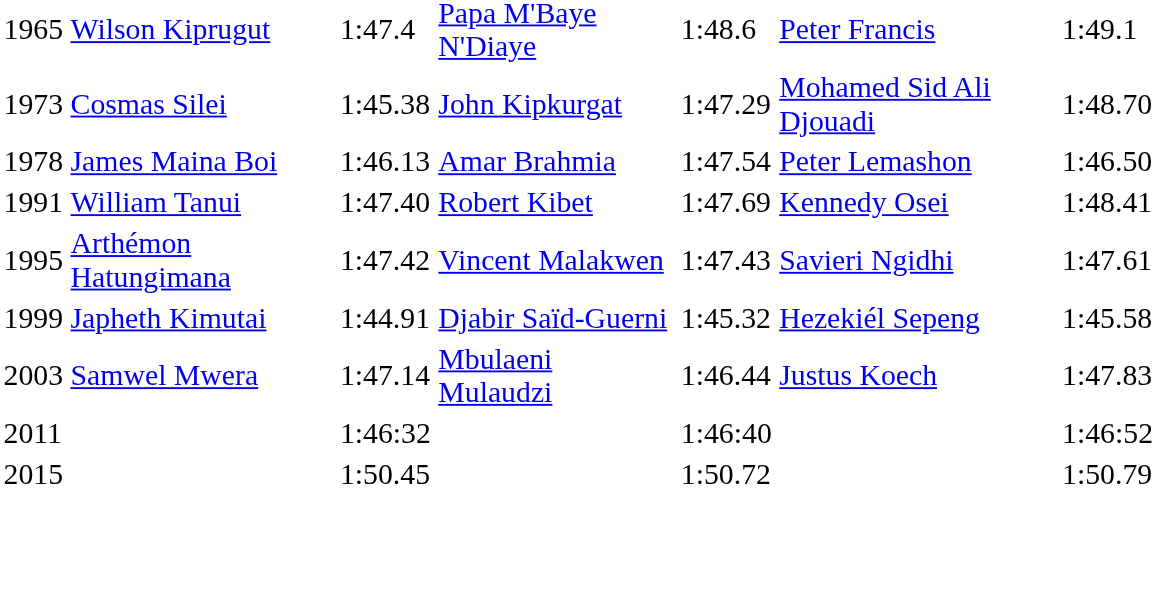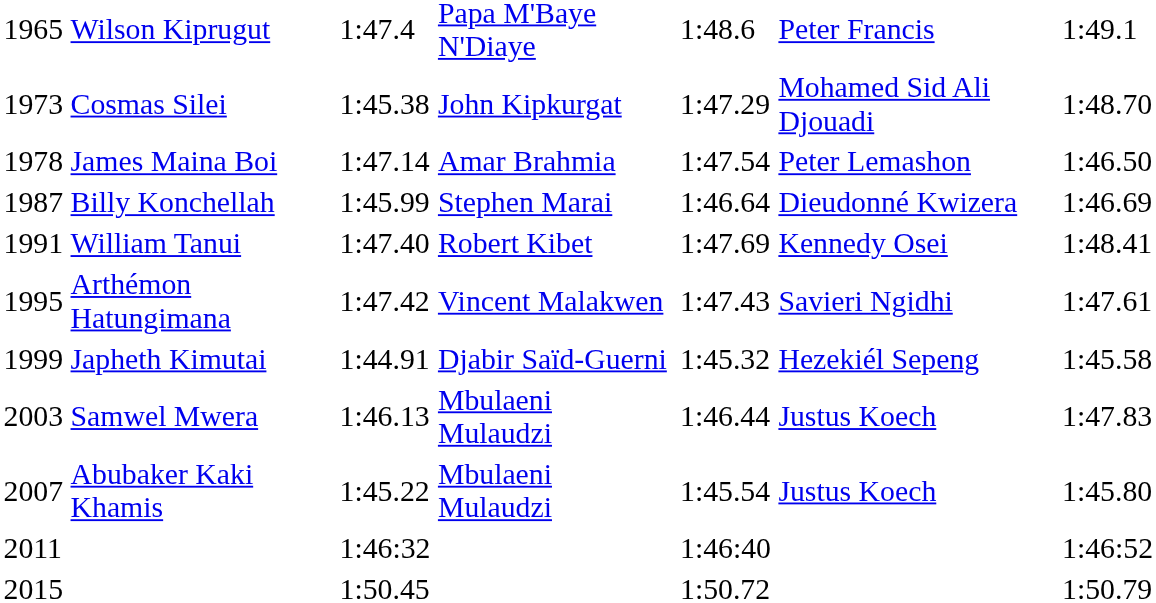(385, 161) 1:46.13 -> (385, 161) 1:47.14
+ row: (33, 202)
(385, 375) 1:47.14 -> (385, 416) 1:46.13
+ row: (33, 490)
